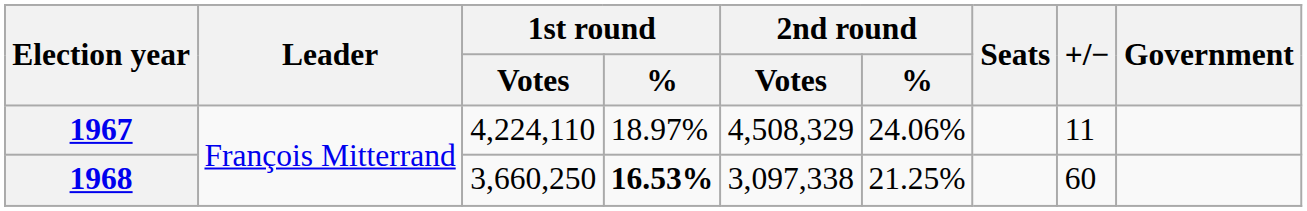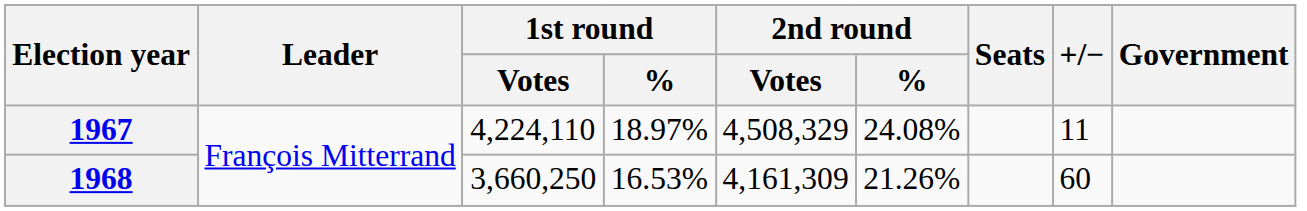(917, 129) 24.06% -> (912, 129) 24.08%
(662, 179) bold -> (659, 179) normal
(791, 179) 3,097,338 -> (786, 179) 4,161,309
(917, 179) 21.25% -> (912, 179) 21.26%
